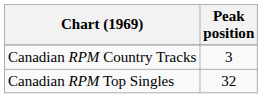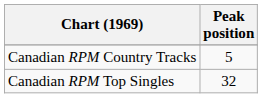(229, 57) 3 -> (229, 57) 5
